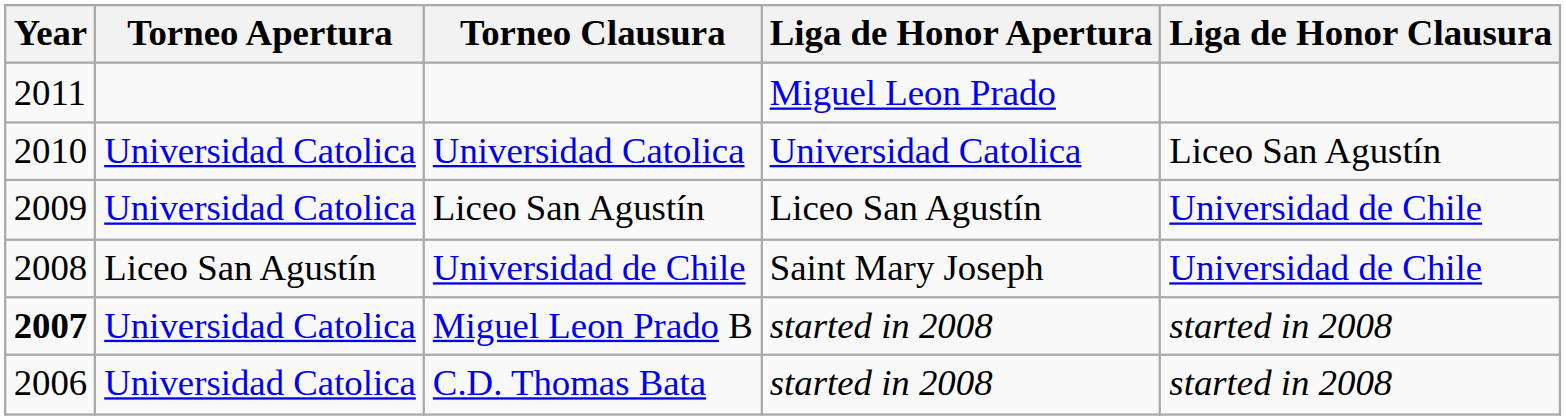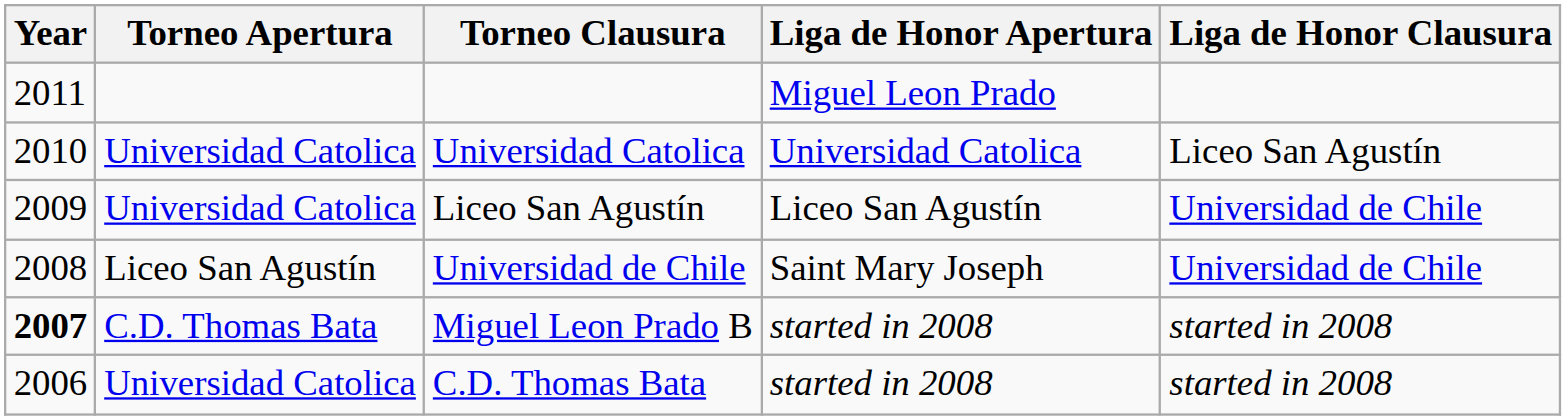(260, 325) Universidad Catolica -> (241, 325) C.D. Thomas Bata
